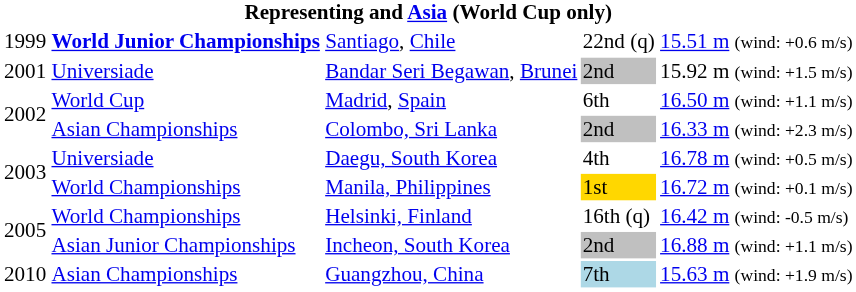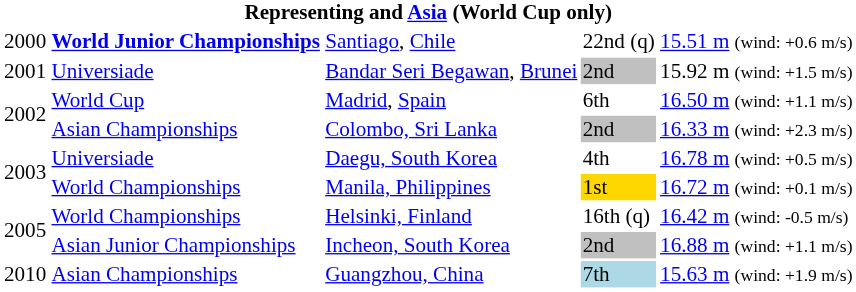(25, 41) 1999 -> (25, 41) 2000
